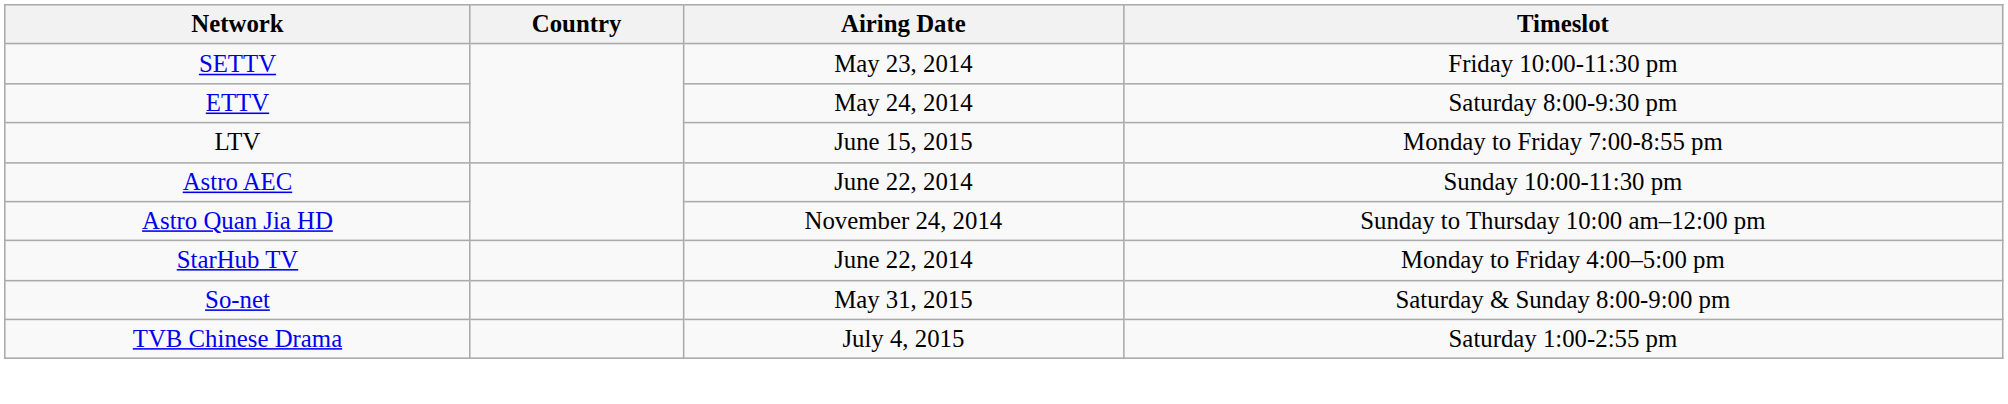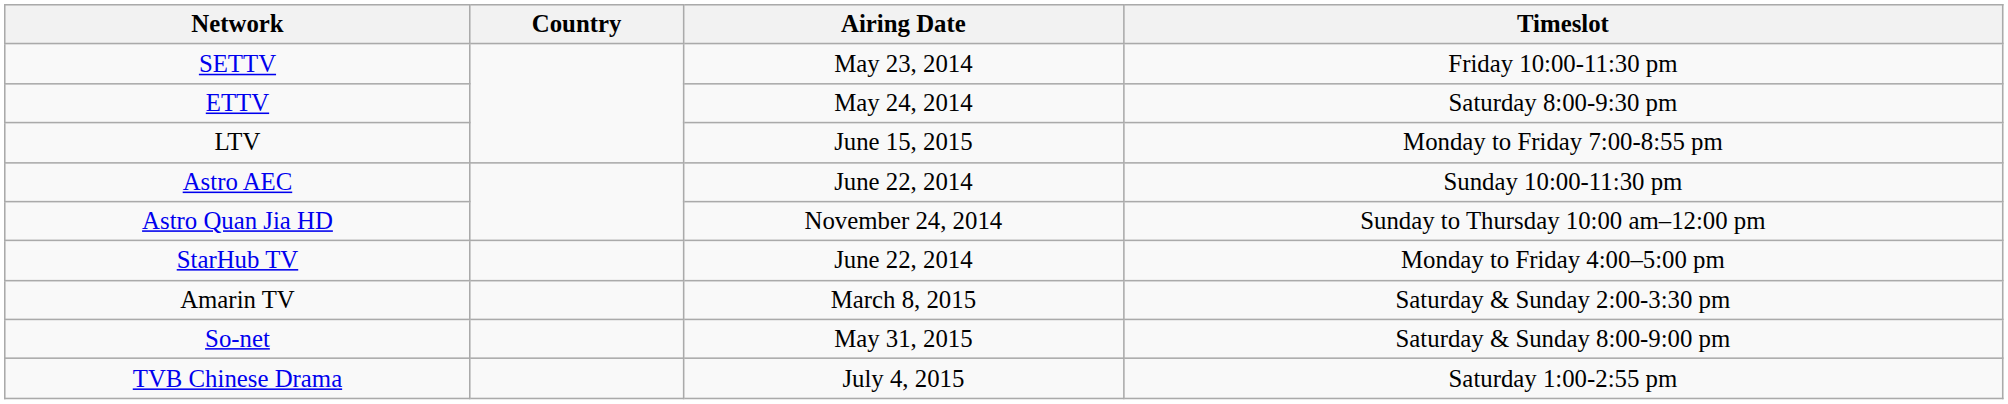+ row: (237, 299)
